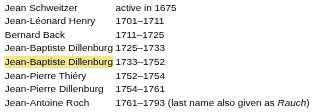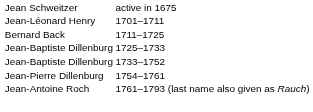(59, 62) khaki background -> (59, 62) no background
- row: (140, 75)
